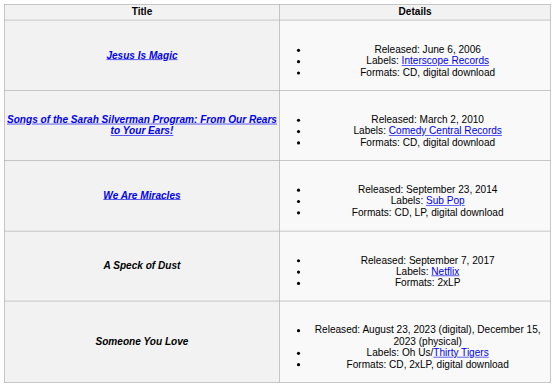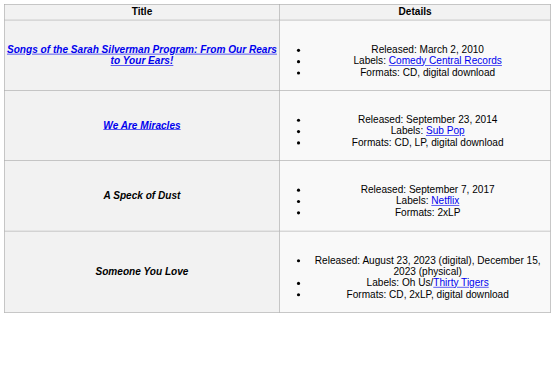- row: (142, 55)
